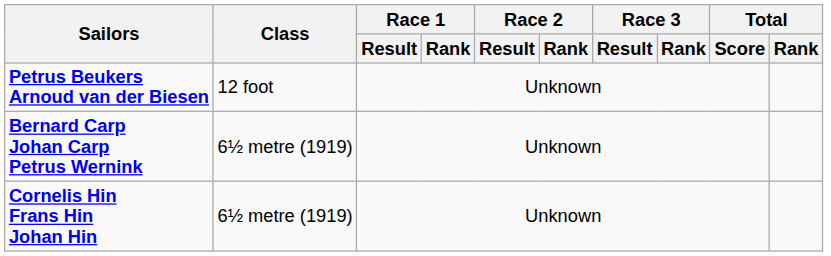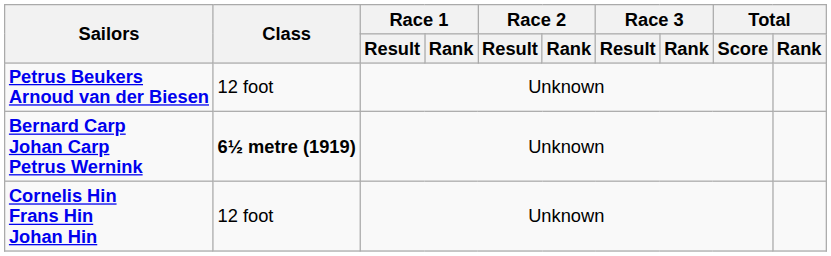(285, 147) normal -> (287, 147) bold
(285, 216) 6½ metre (1919) -> (246, 216) 12 foot
